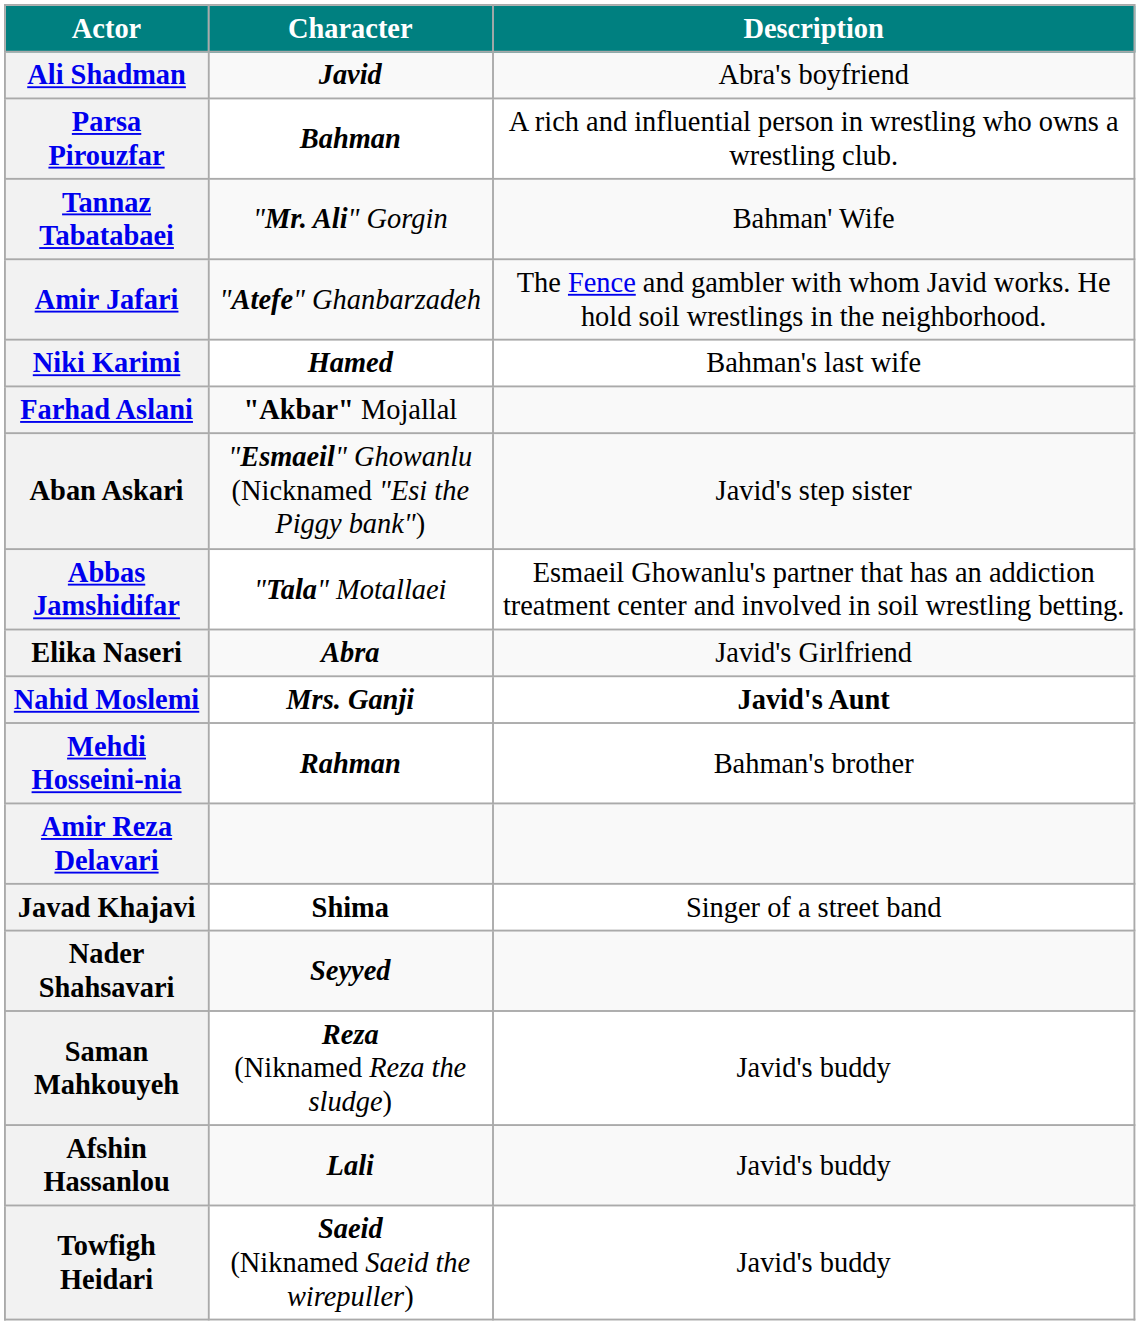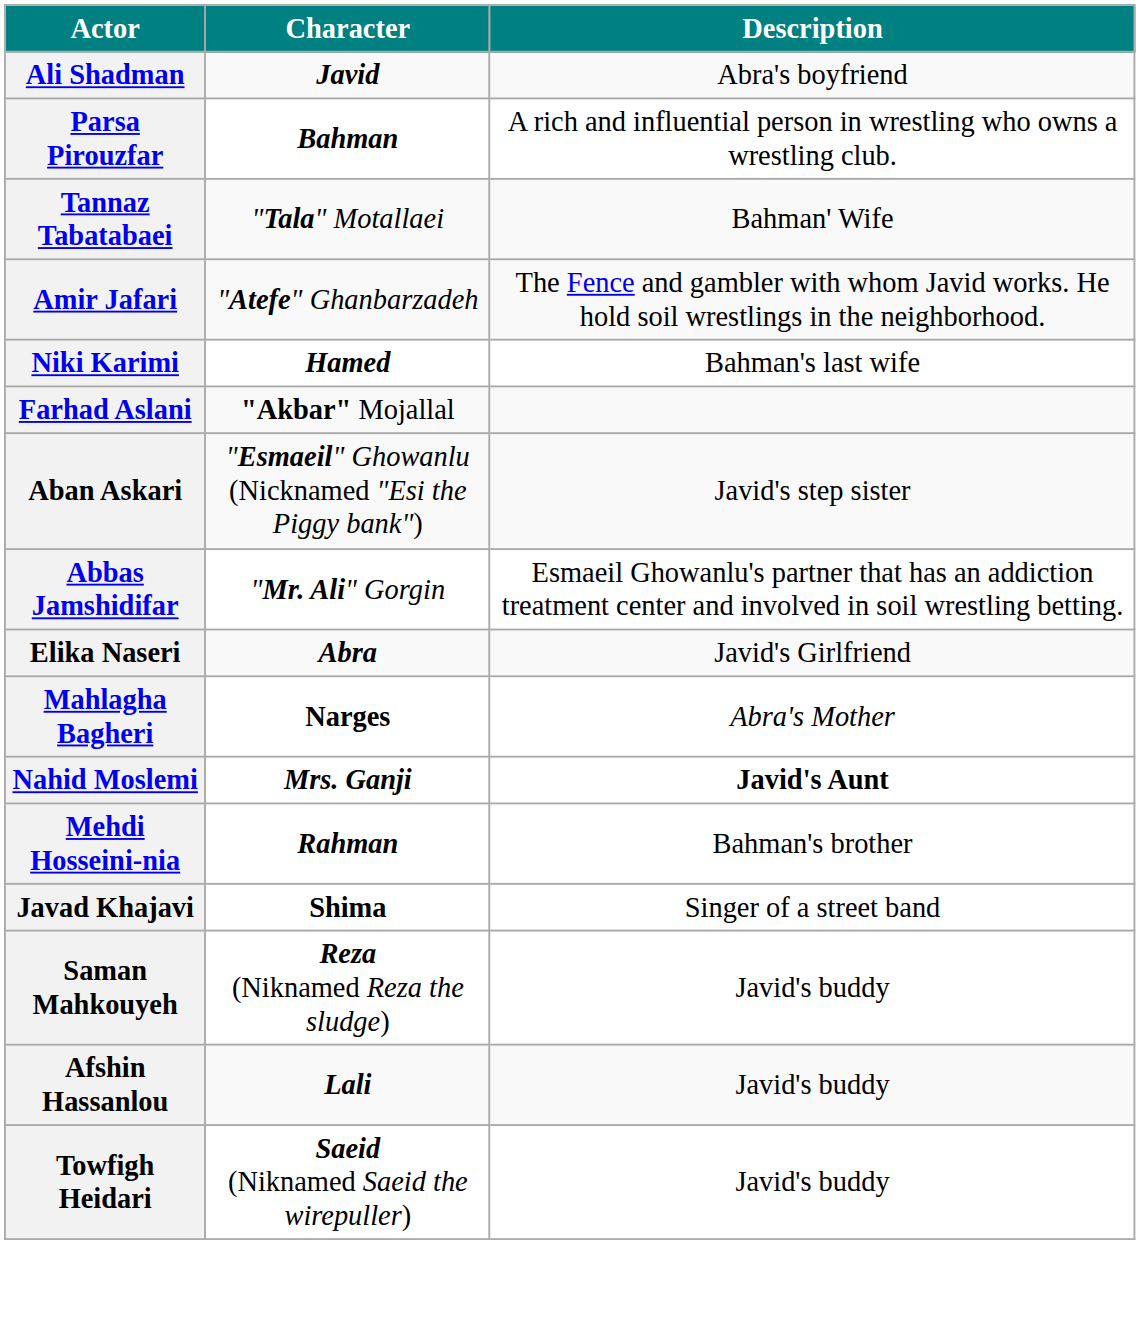(350, 219) "Mr. Ali" Gorgin -> (348, 219) "Tala" Motallaei
(350, 588) "Tala" Motallaei -> (348, 588) "Mr. Ali" Gorgin
+ row: (105, 715)
- row: (107, 842)
- row: (107, 970)
